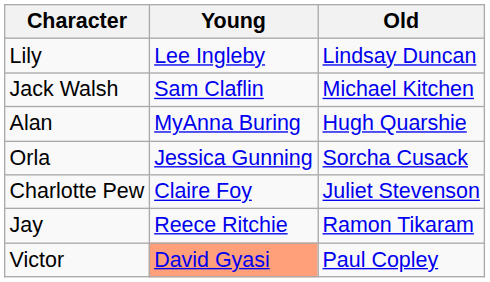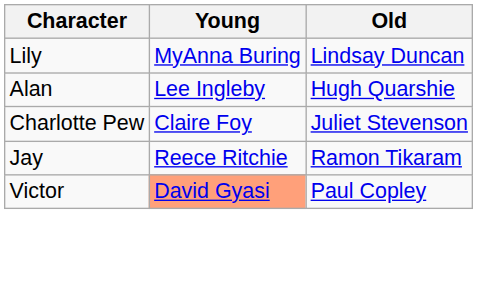(210, 55) Lee Ingleby -> (227, 55) MyAnna Buring
- row: (64, 89)
(227, 123) MyAnna Buring -> (210, 89) Lee Ingleby
- row: (30, 157)
